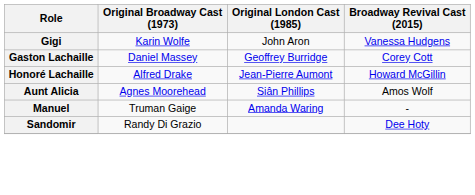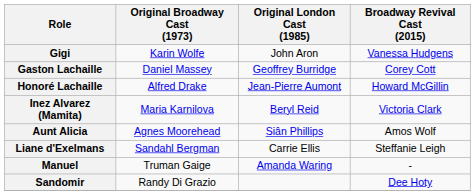+ row: (60, 109)
+ row: (60, 148)
